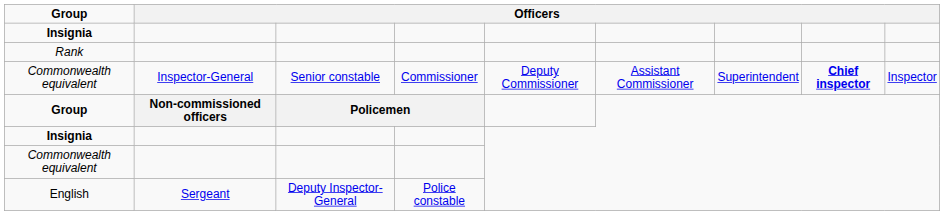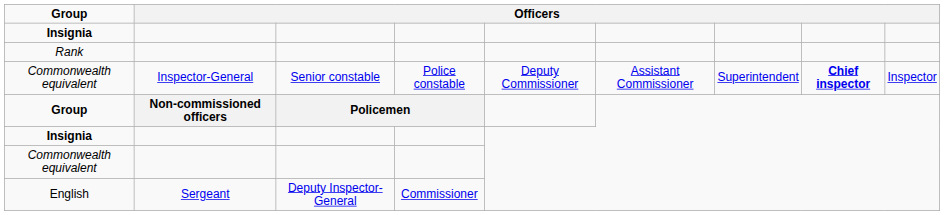(439, 77) Commissioner -> (439, 77) Police constable
(439, 194) Police constable -> (439, 194) Commissioner
